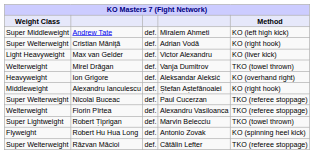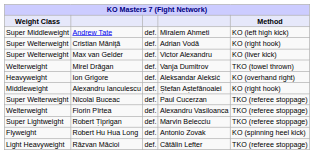(35, 55) Light Heavyweight -> (37, 55) Super Welterweight
(263, 122) TKO (towel thrown) -> (270, 122) TKO (referee stoppage)
(37, 144) Super Welterweight -> (35, 144) Light Heavyweight
